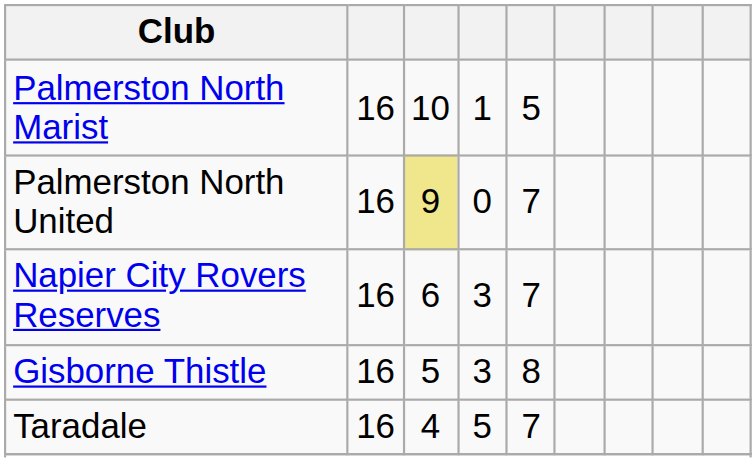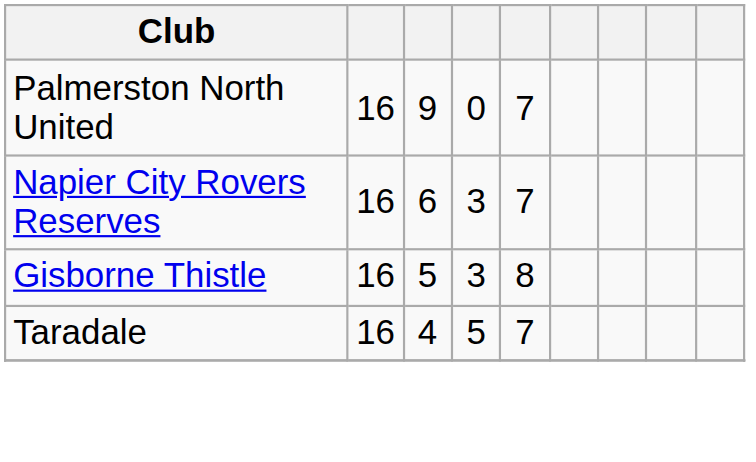- row: (149, 107)
(430, 201) khaki background -> (427, 107) no background
